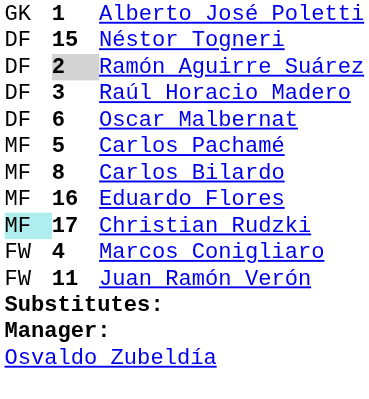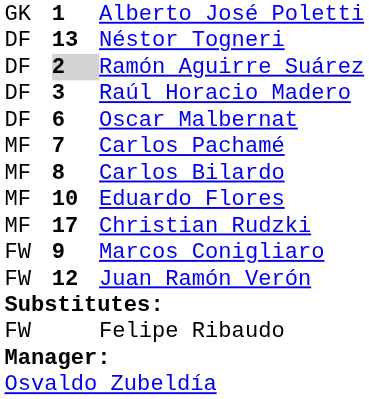(65, 41) 15 -> (65, 41) 13
(58, 147) 5 -> (58, 147) 7
(65, 199) 16 -> (65, 199) 10
(18, 226) paleturquoise background -> (18, 226) no background
(58, 252) 4 -> (58, 252) 9
(65, 279) 11 -> (65, 279) 12
+ row: (192, 332)
